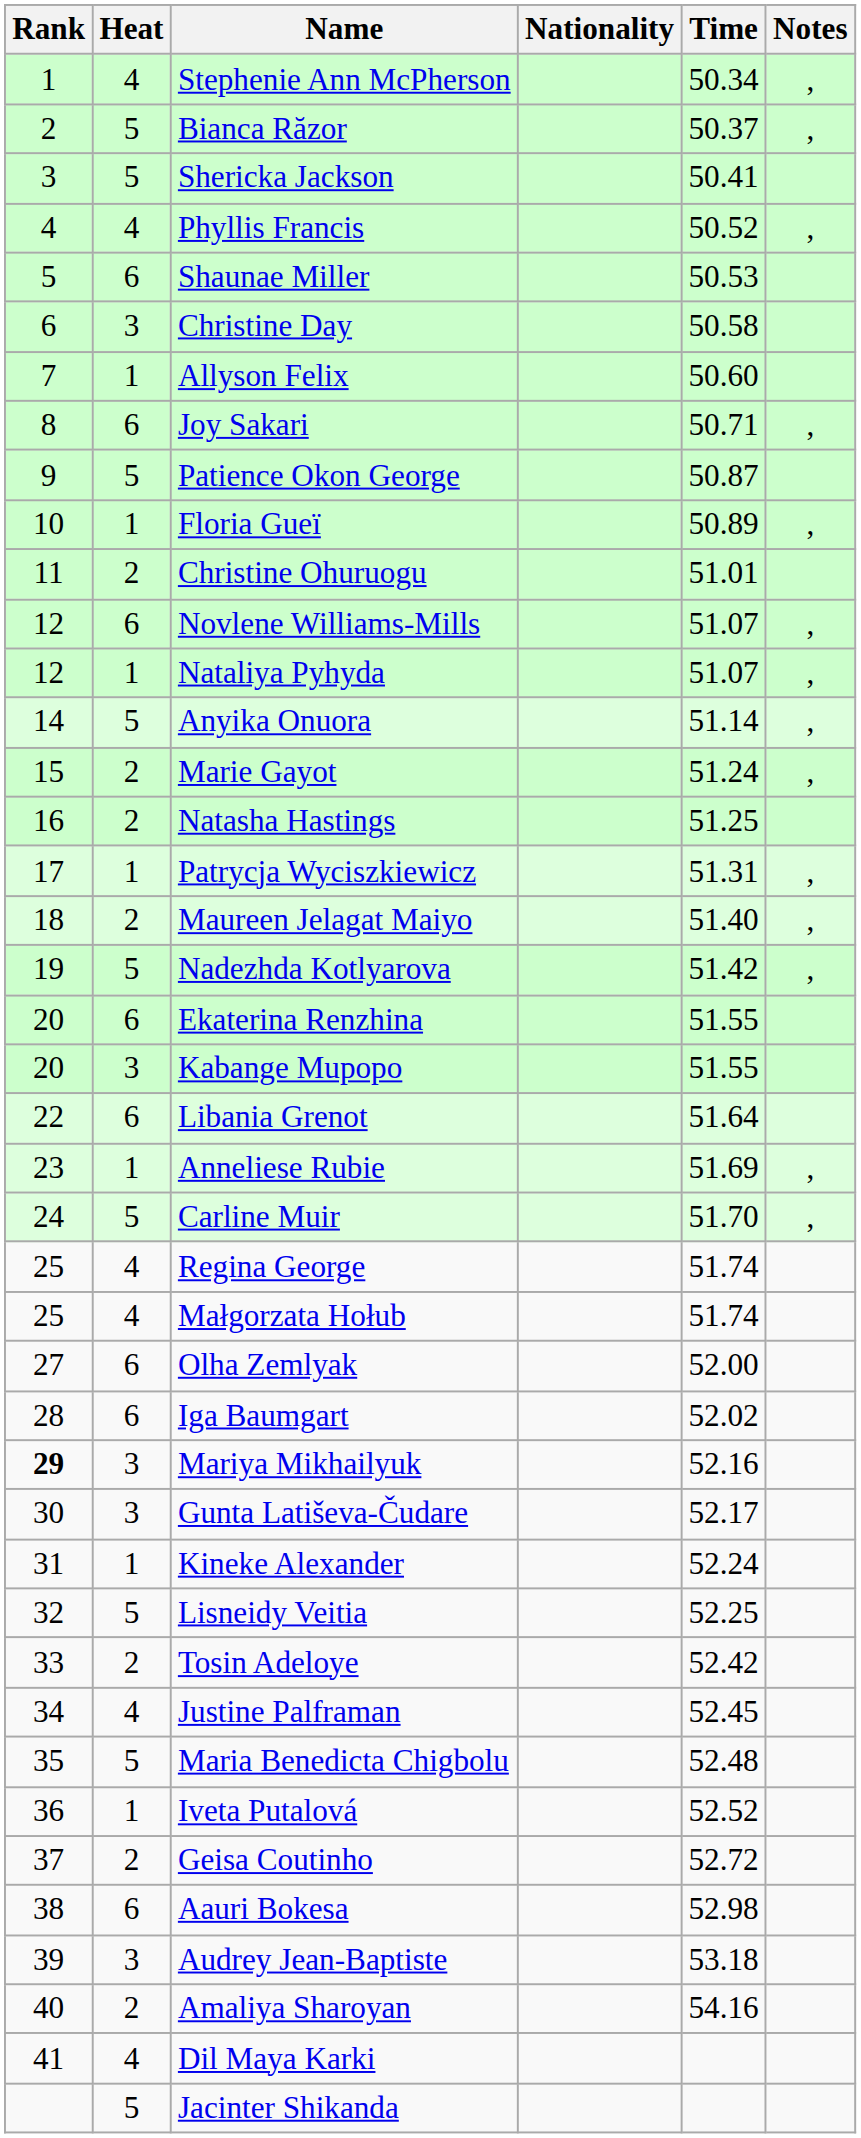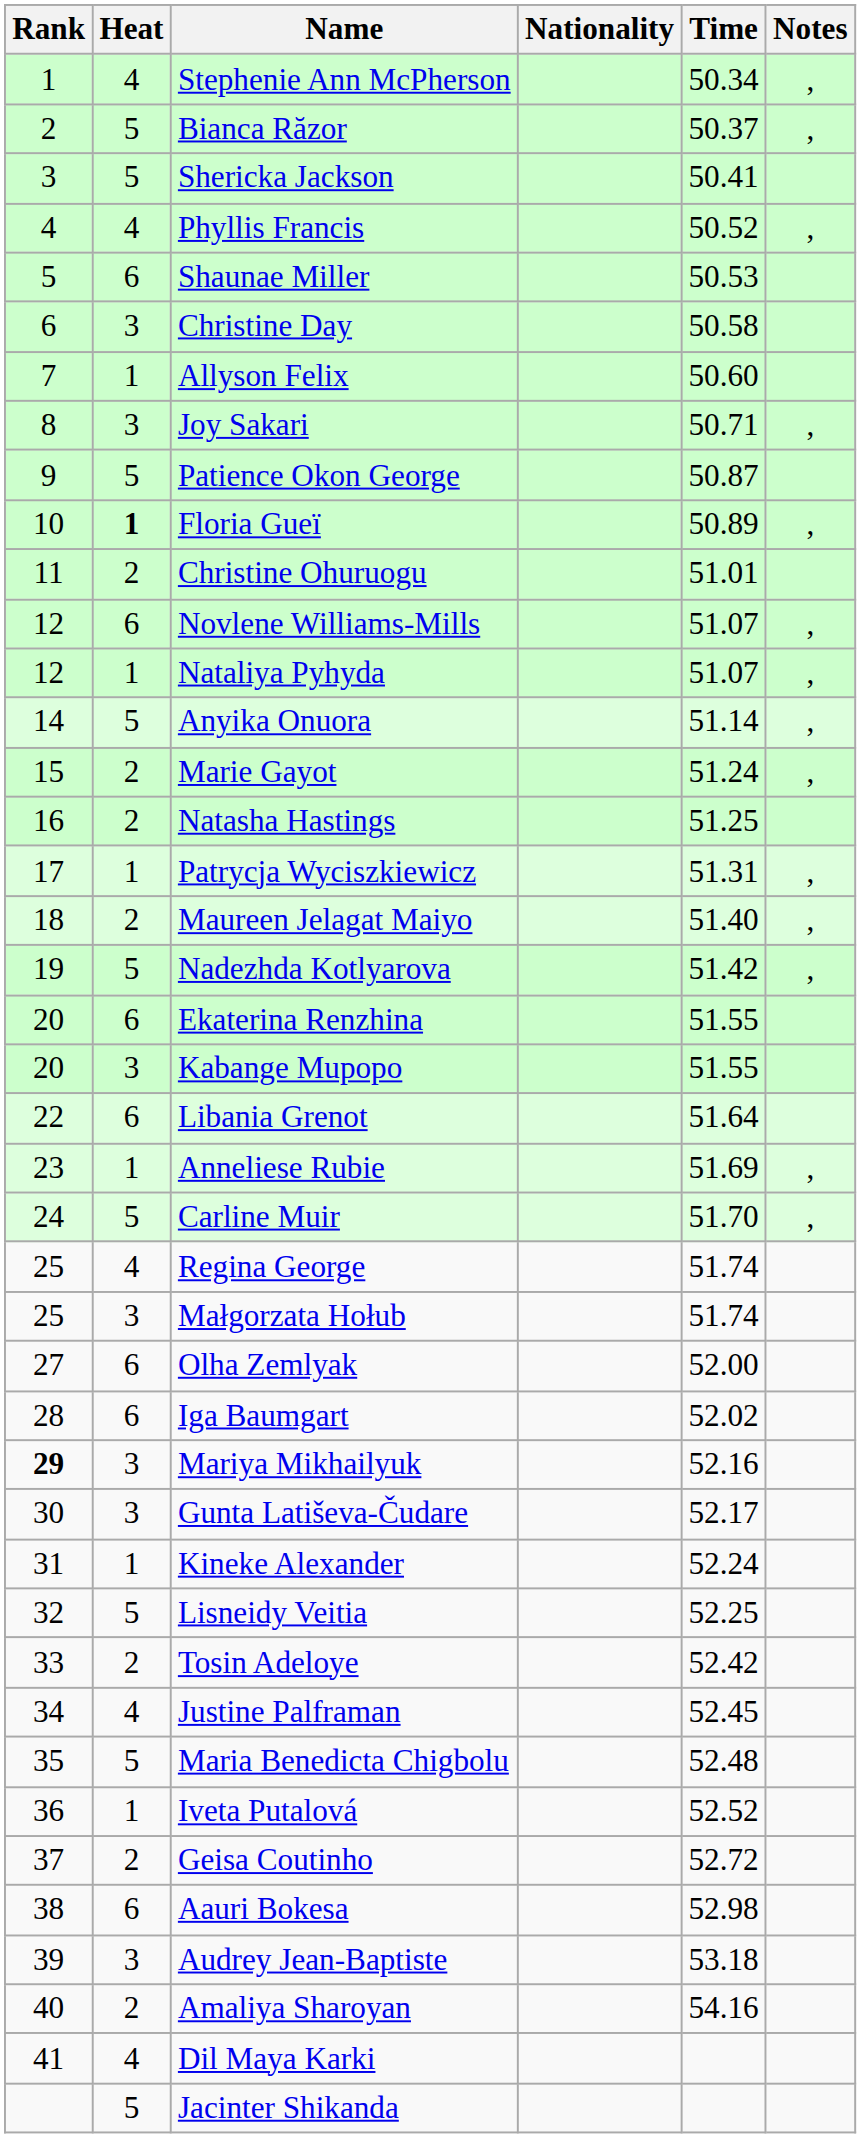(131, 425) 6 -> (131, 425) 3
(131, 524) normal -> (131, 524) bold
(131, 1315) 4 -> (131, 1315) 3
